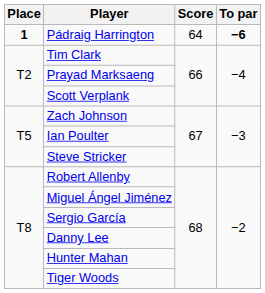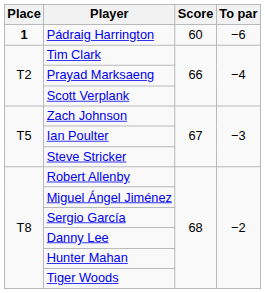(196, 34) 64 -> (196, 34) 60
(238, 34) bold -> (238, 34) normal
